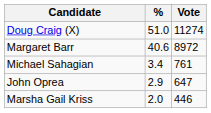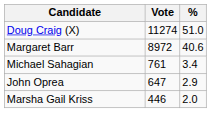columns swapped: (189, 13) <-> (158, 13)
